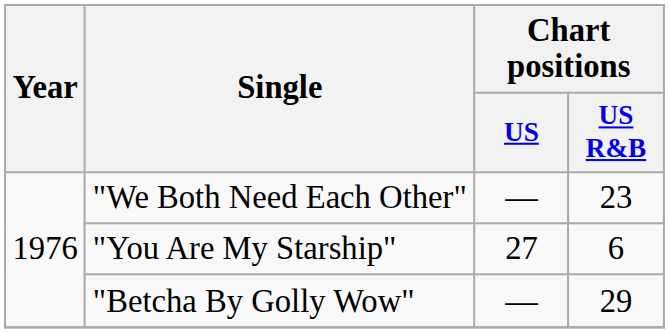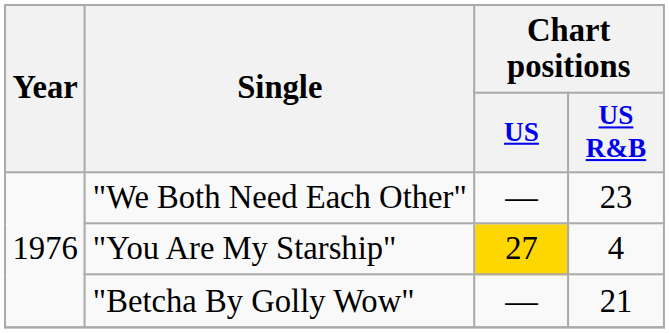(521, 248) no background -> (521, 248) gold background
(616, 248) 6 -> (616, 248) 4
(616, 300) 29 -> (616, 300) 21
